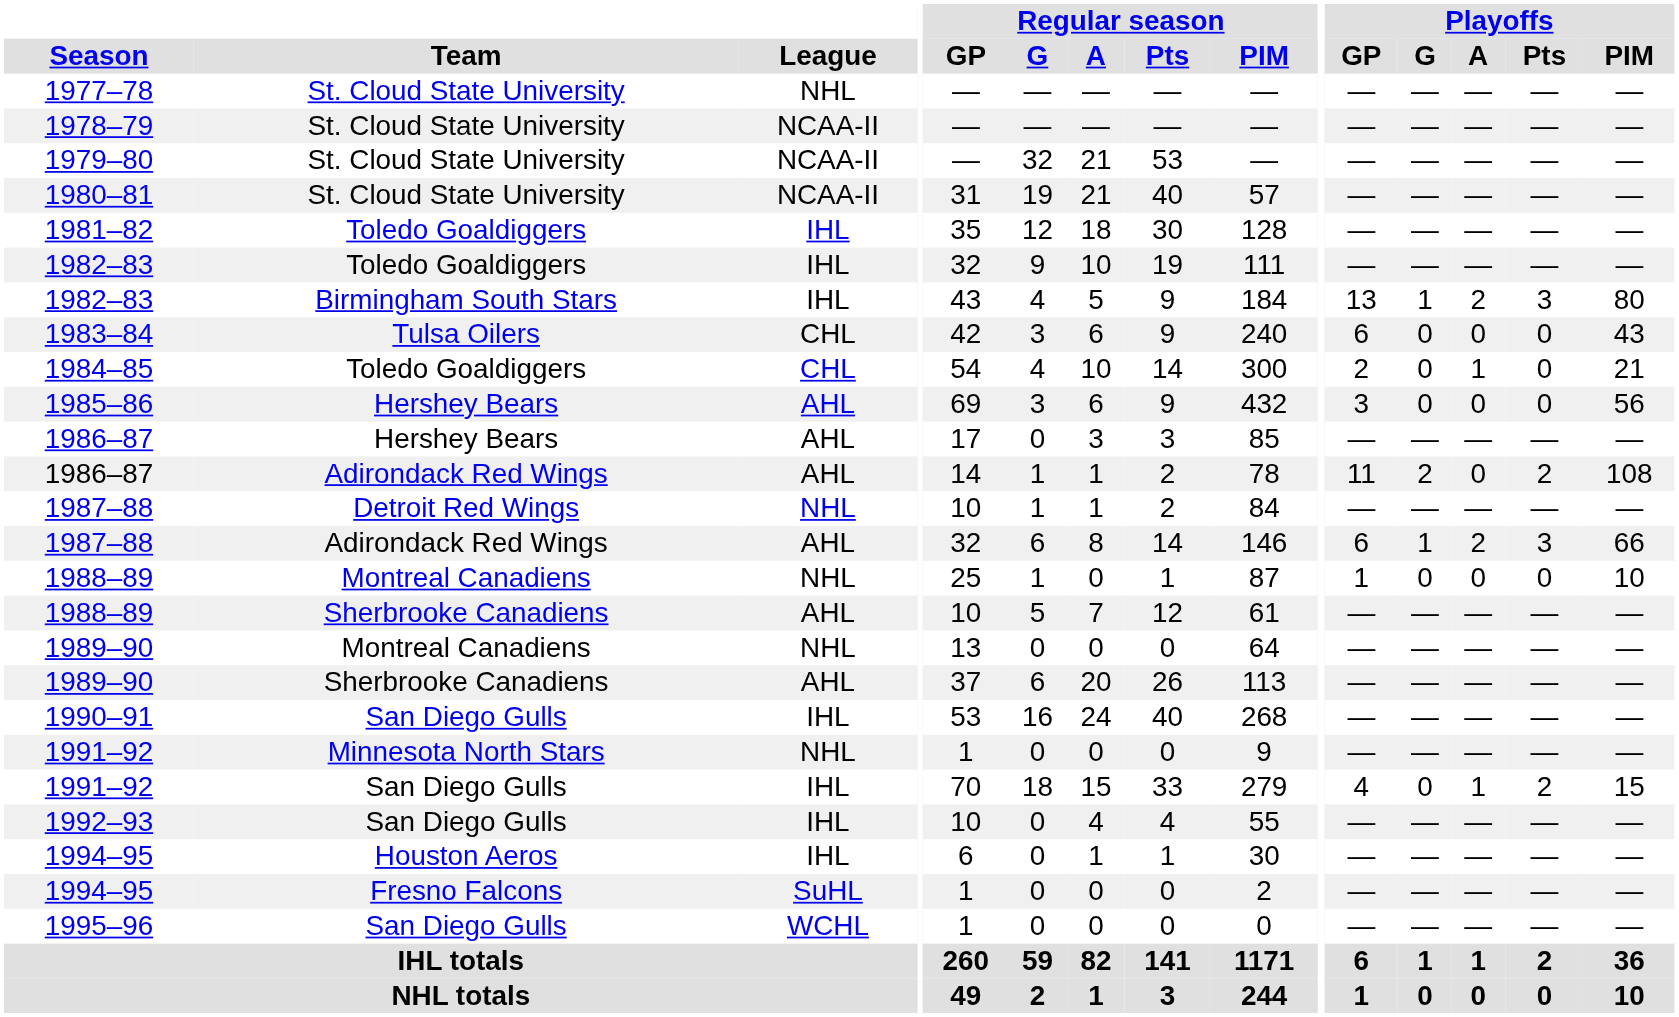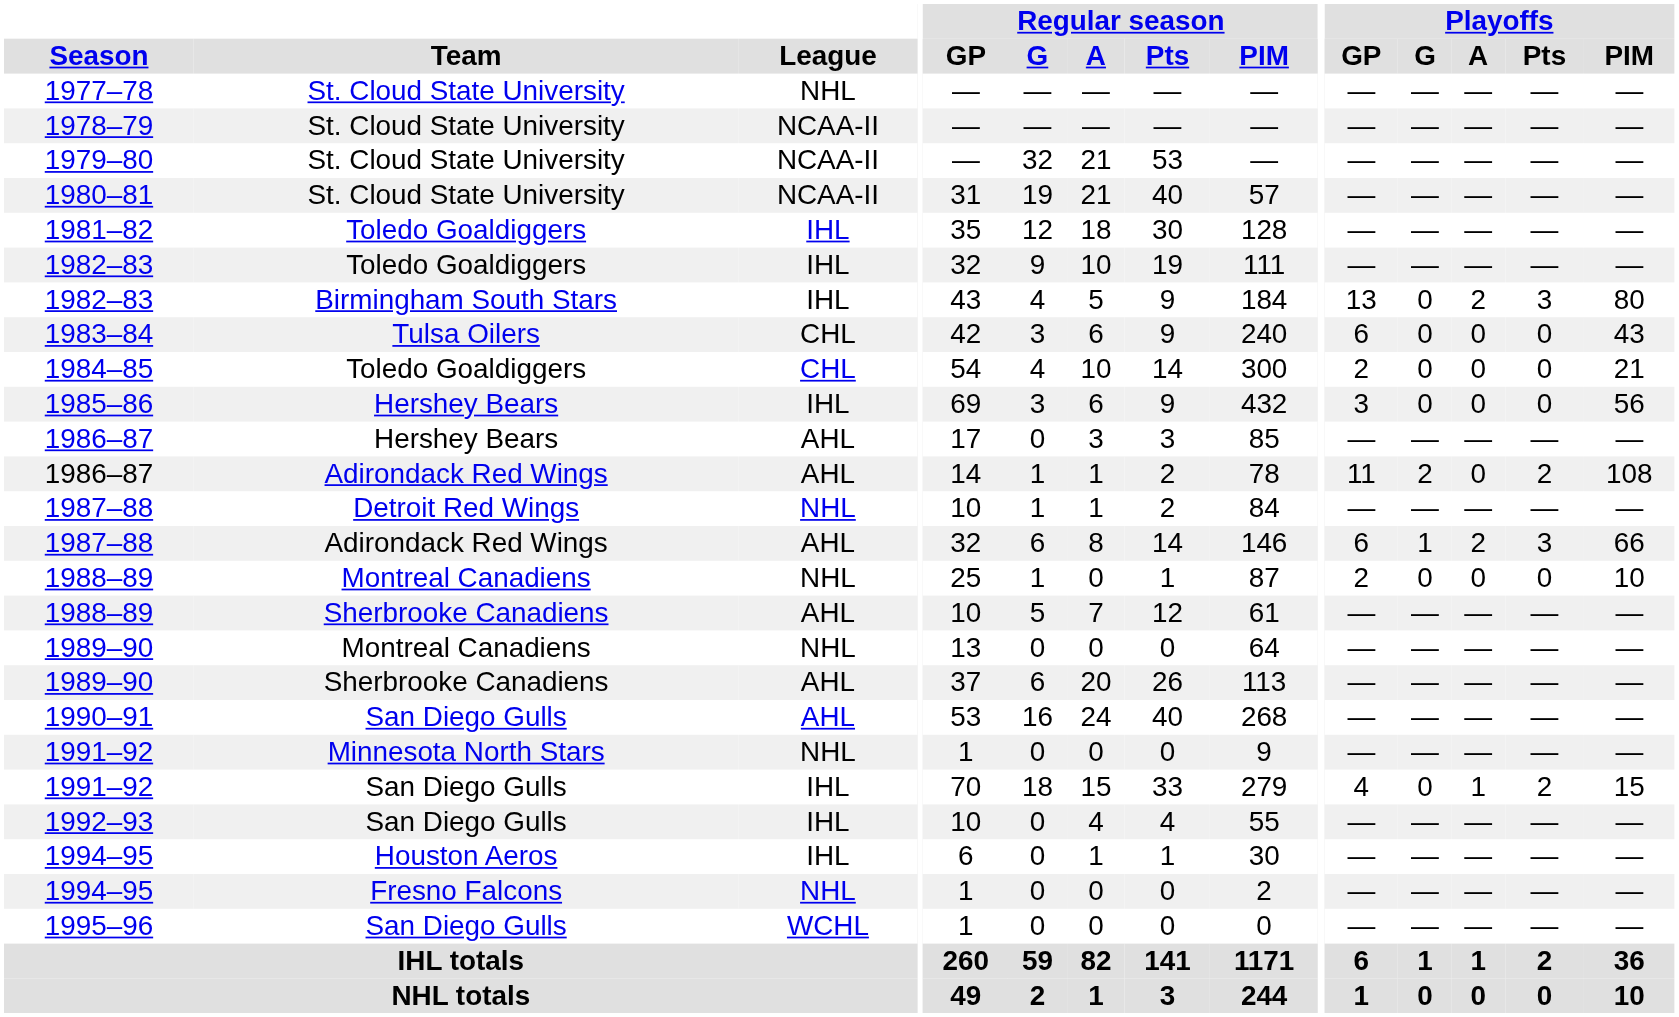(1425, 299) 1 -> (1425, 299) 0
(1478, 369) 1 -> (1478, 369) 0
(828, 403) AHL -> (828, 403) IHL
(1361, 577) 1 -> (1361, 577) 2
(828, 717) IHL -> (828, 717) AHL
(828, 891) SuHL -> (828, 891) NHL
